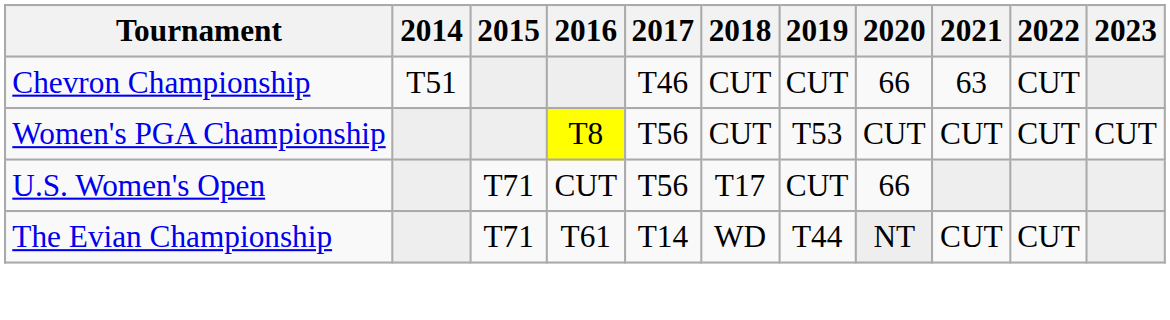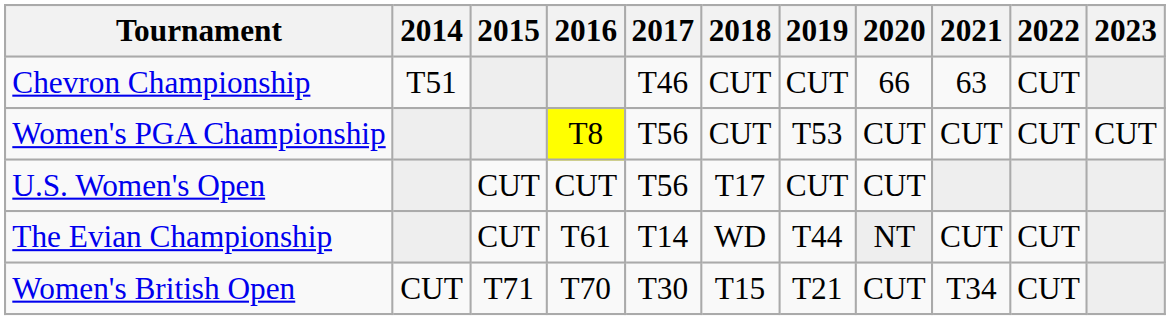(509, 185) T71 -> (509, 185) CUT
(894, 185) 66 -> (894, 185) CUT
(509, 237) T71 -> (509, 237) CUT
+ row: (154, 288)
